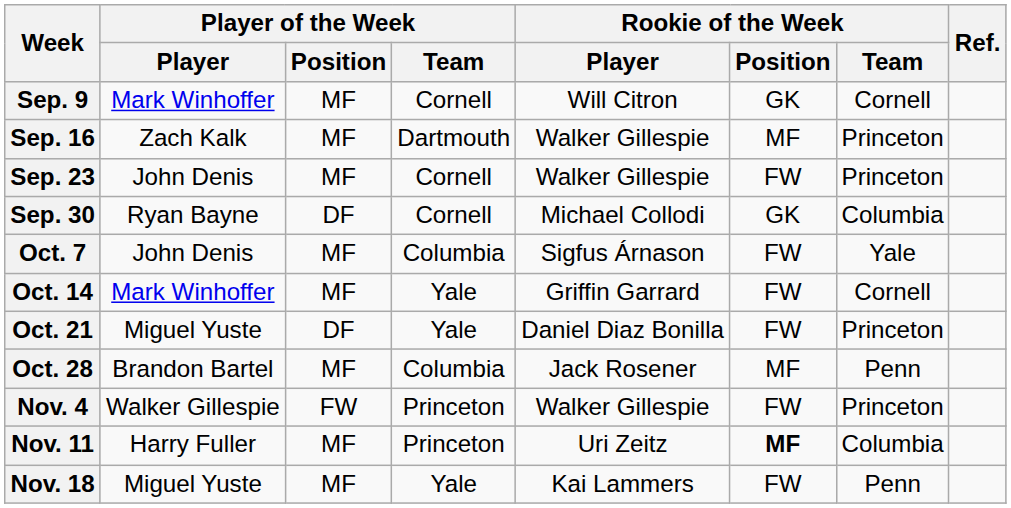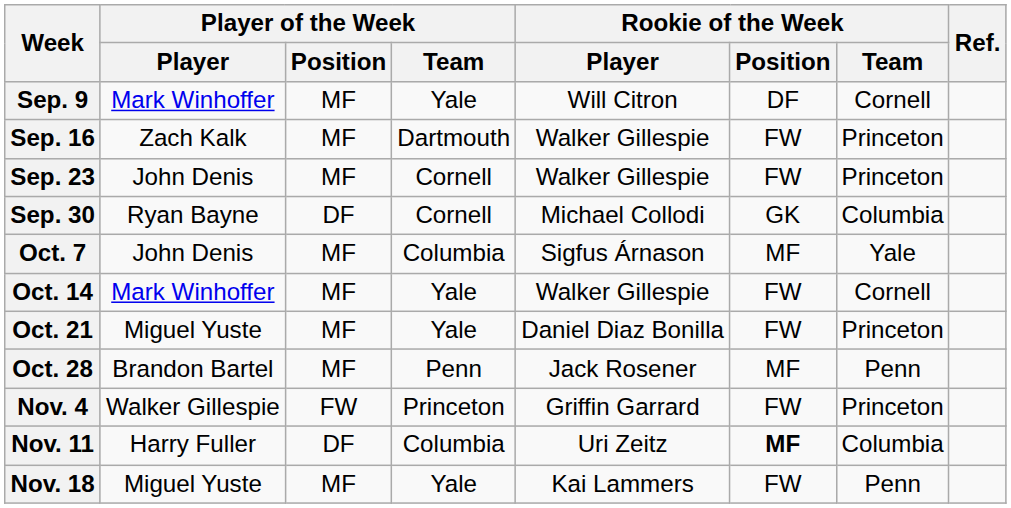(454, 100) Cornell -> (454, 100) Yale
(783, 100) GK -> (783, 100) DF
(783, 138) MF -> (783, 138) FW
(783, 253) FW -> (783, 253) MF
(623, 291) Griffin Garrard -> (623, 291) Walker Gillespie
(339, 330) DF -> (339, 330) MF
(454, 368) Columbia -> (454, 368) Penn
(623, 406) Walker Gillespie -> (623, 406) Griffin Garrard
(339, 445) MF -> (339, 445) DF
(454, 445) Princeton -> (454, 445) Columbia
